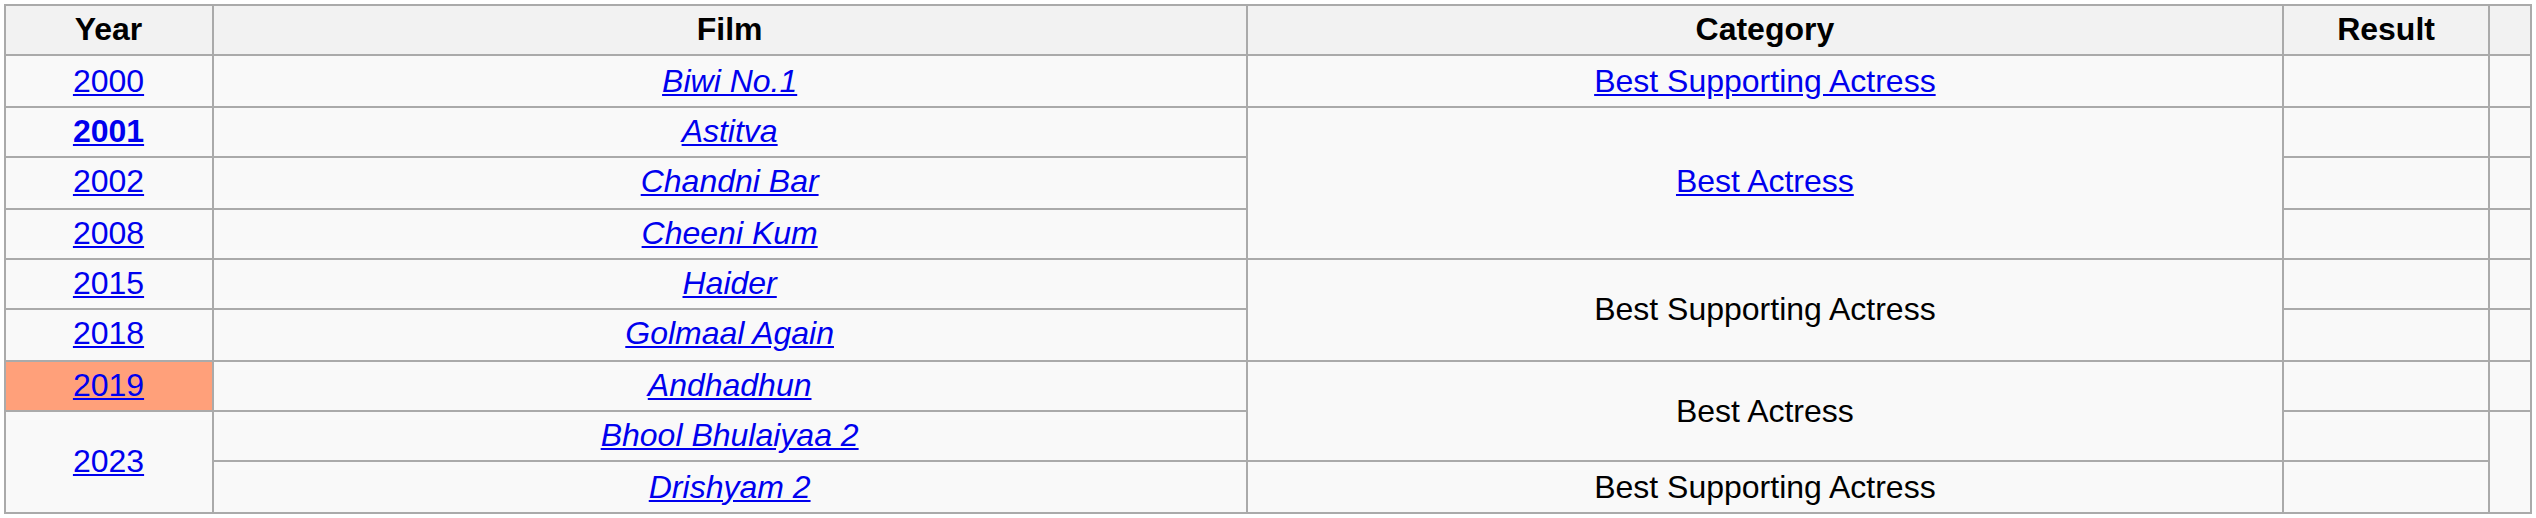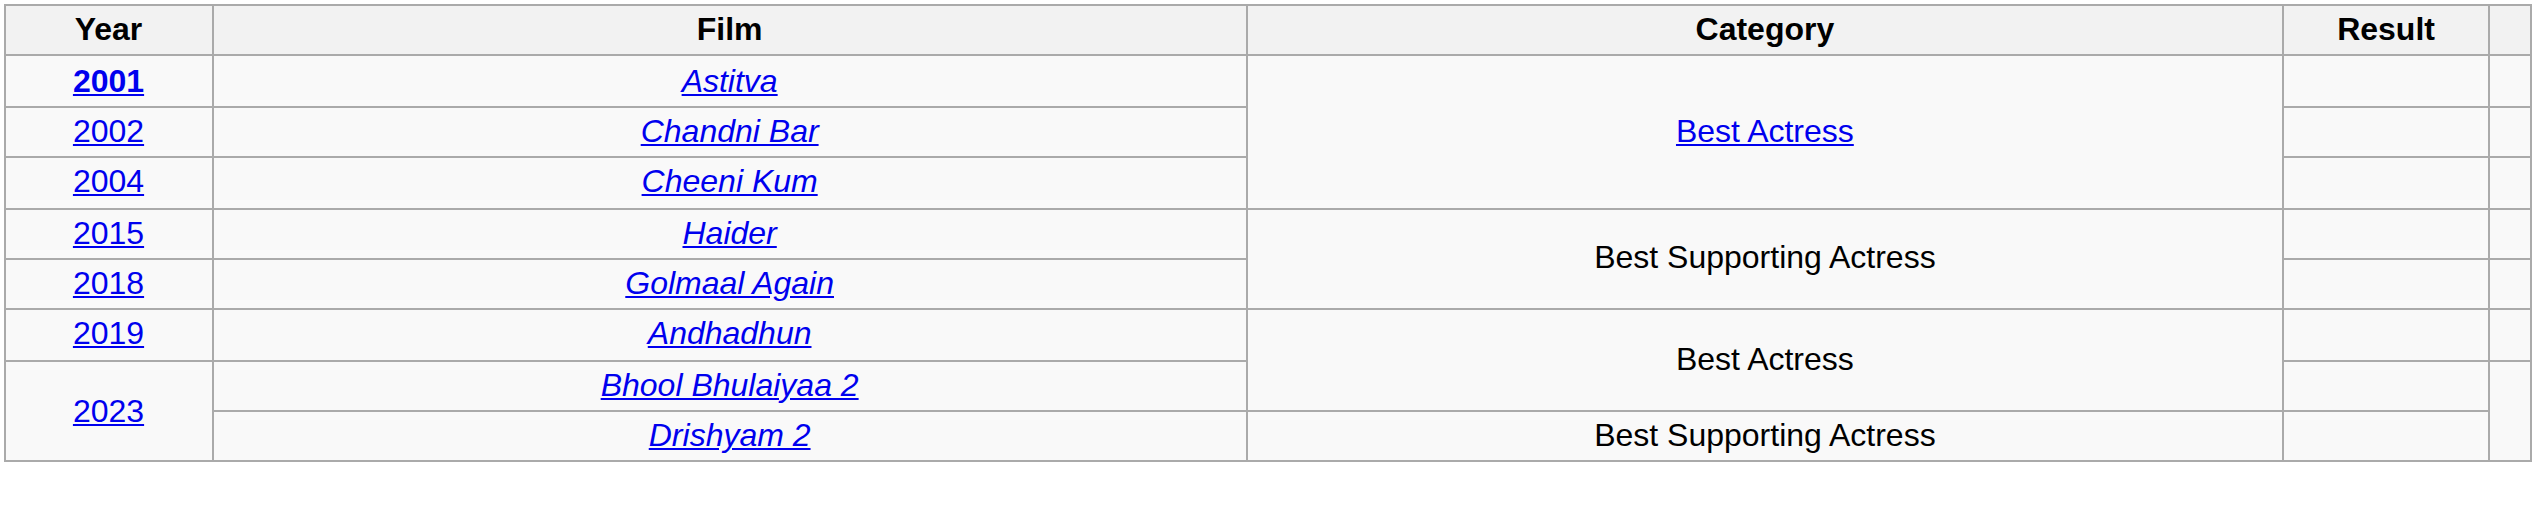- row: (730, 80)
(108, 232) 2008 -> (108, 182) 2004
(108, 385) lightsalmon background -> (108, 334) no background
